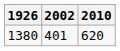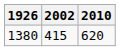(56, 36) 401 -> (56, 36) 415
